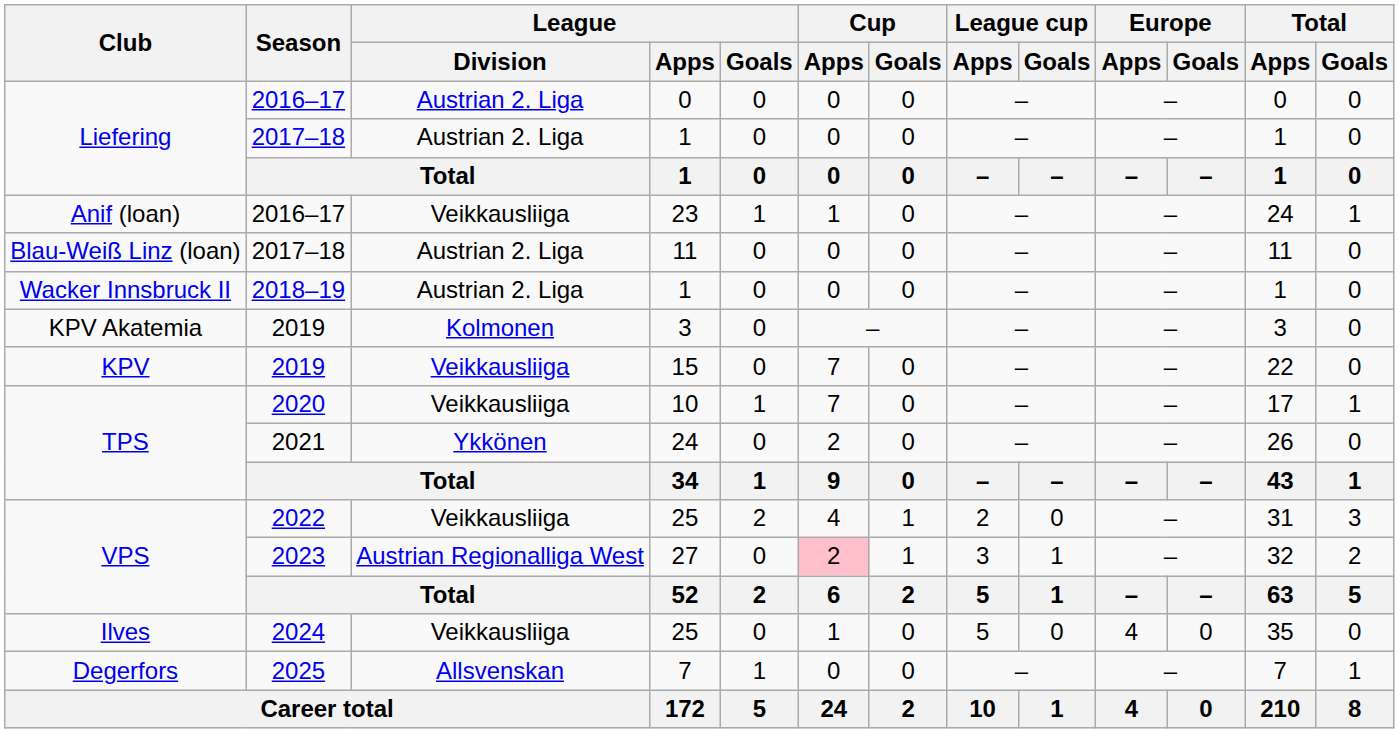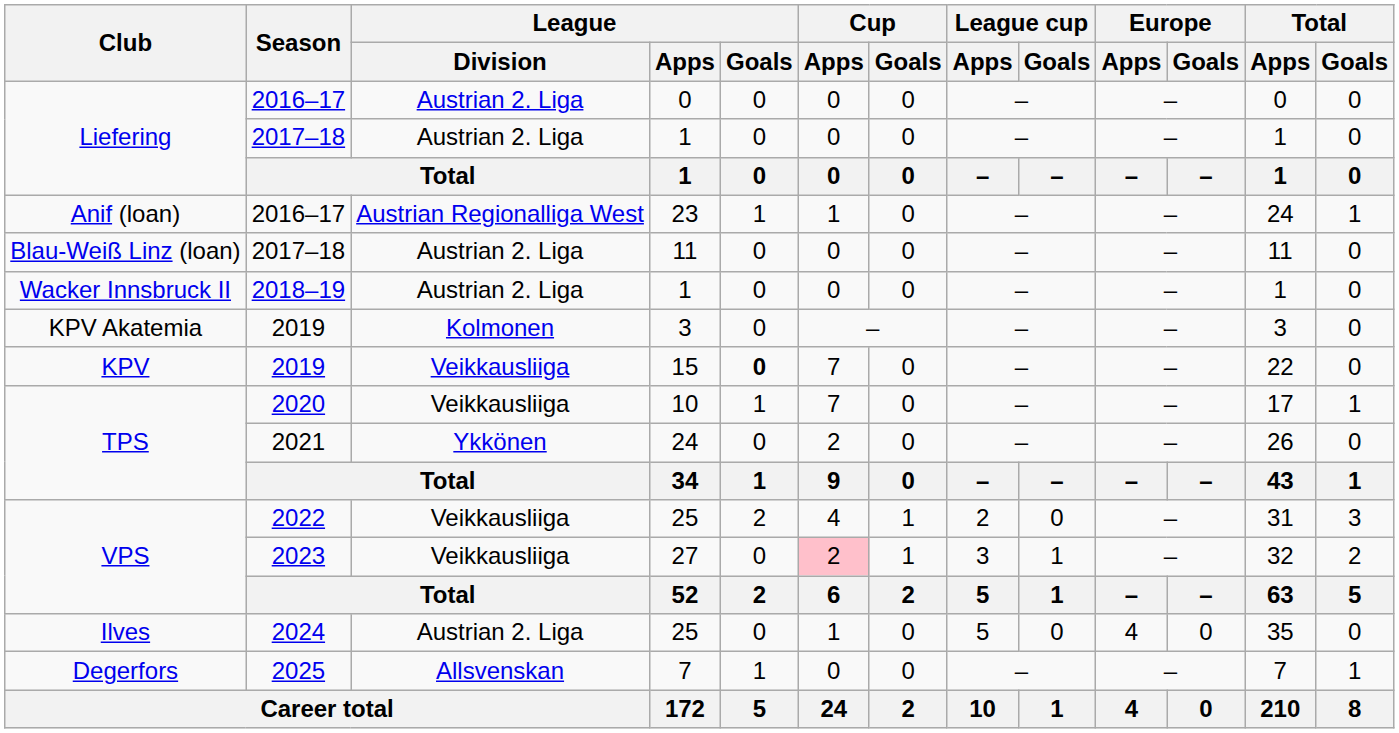(500, 213) Veikkausliiga -> (500, 213) Austrian Regionalliga West
(759, 366) normal -> (759, 366) bold
(500, 556) Austrian Regionalliga West -> (500, 556) Veikkausliiga
(500, 632) Veikkausliiga -> (500, 632) Austrian 2. Liga
